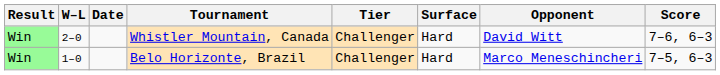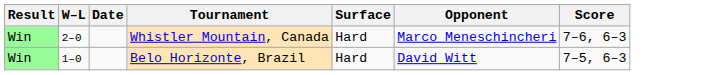- column: (375, 15)
(523, 37) David Witt -> (477, 37) Marco Meneschincheri
(563, 59) Marco Meneschincheri -> (437, 59) David Witt
